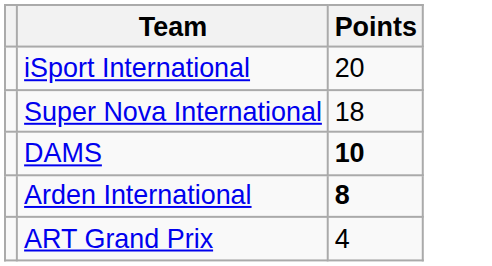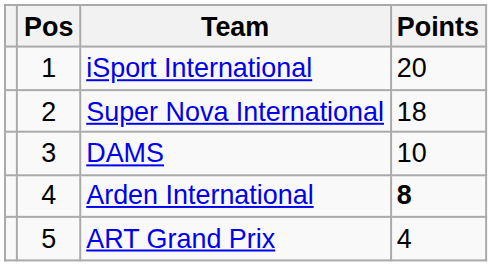+ column: (49, 26)
(350, 153) bold -> (412, 153) normal
